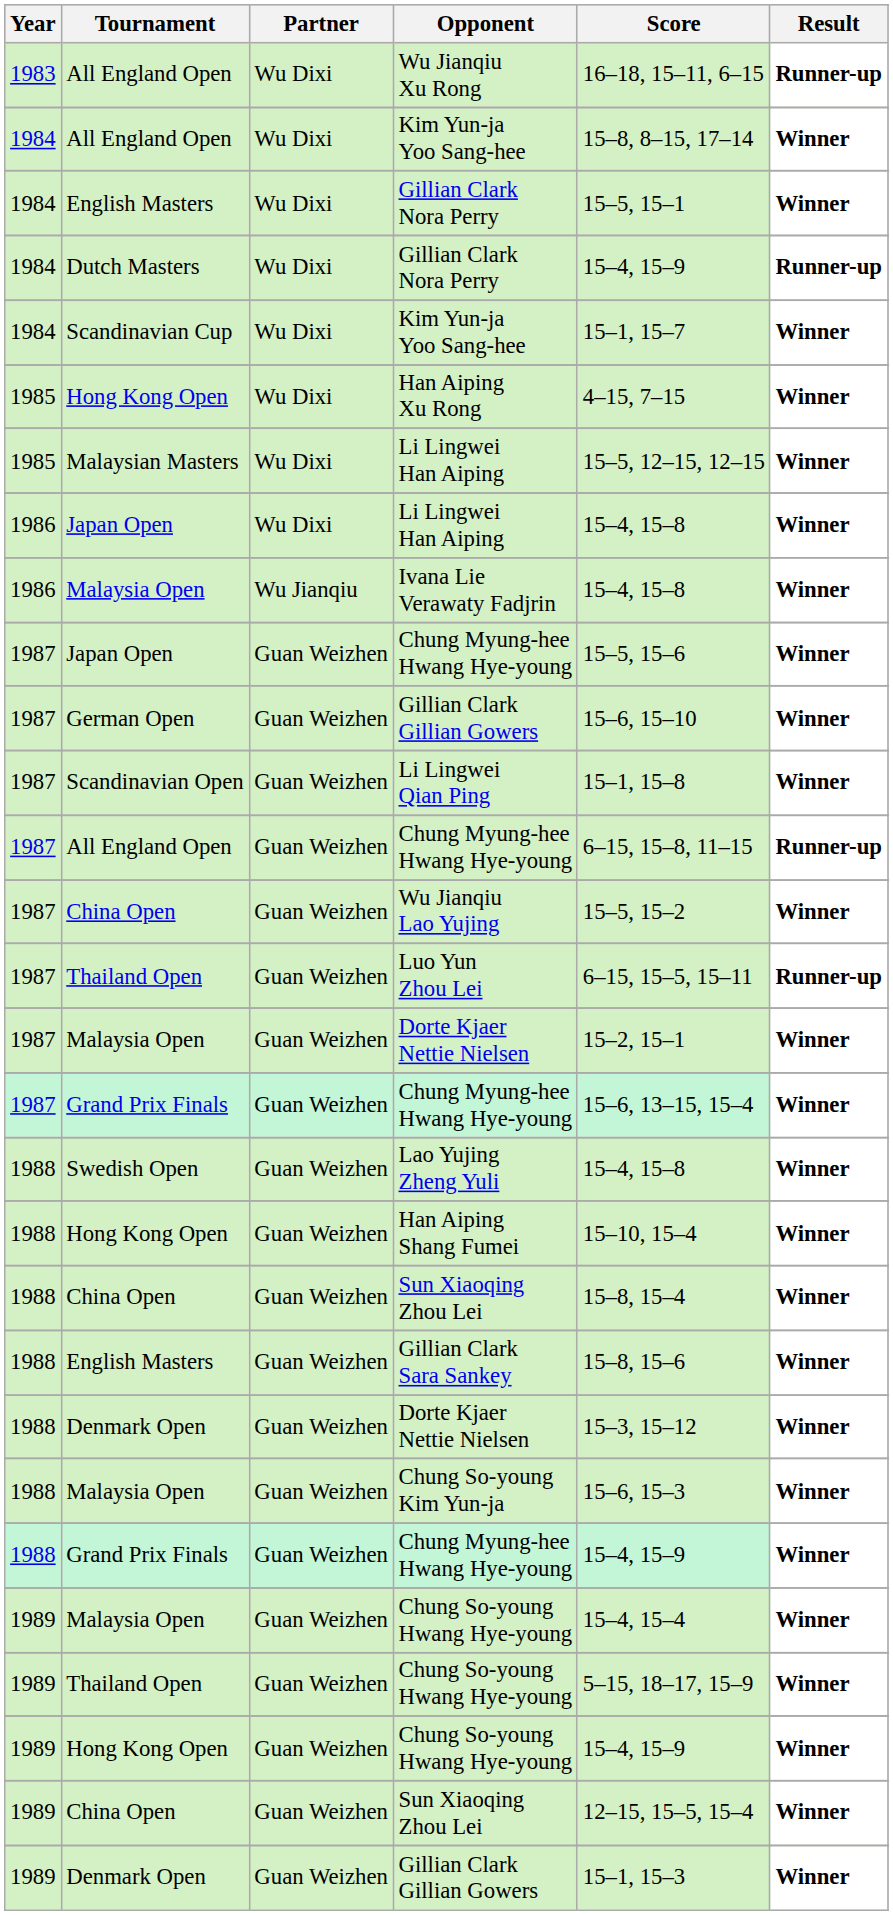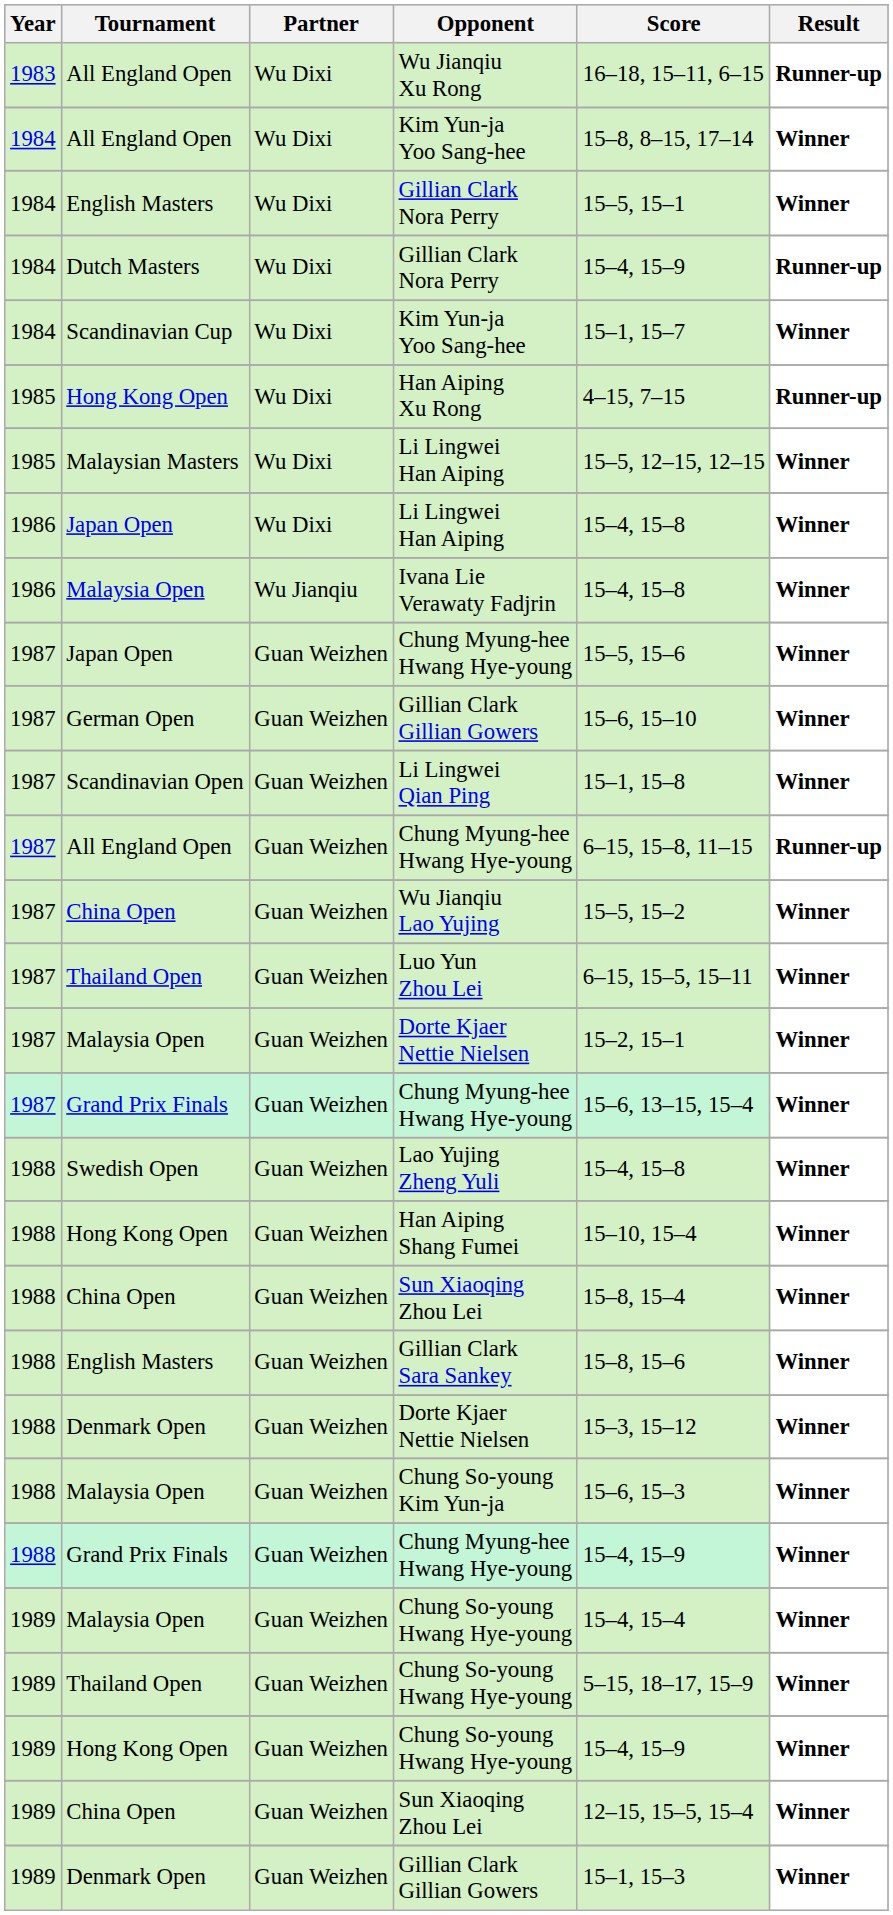(812, 396) Winner -> (829, 396) Runner-up
(829, 975) Runner-up -> (812, 975) Winner
